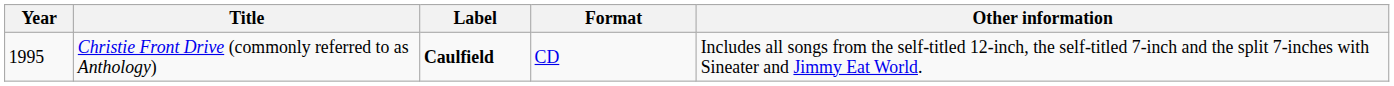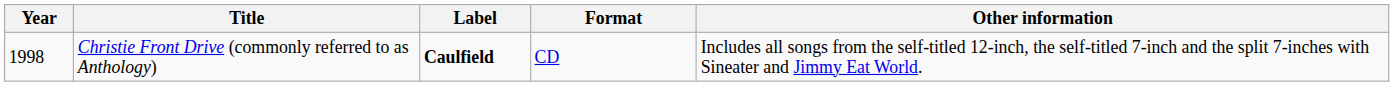(26, 56) 1995 -> (26, 56) 1998
